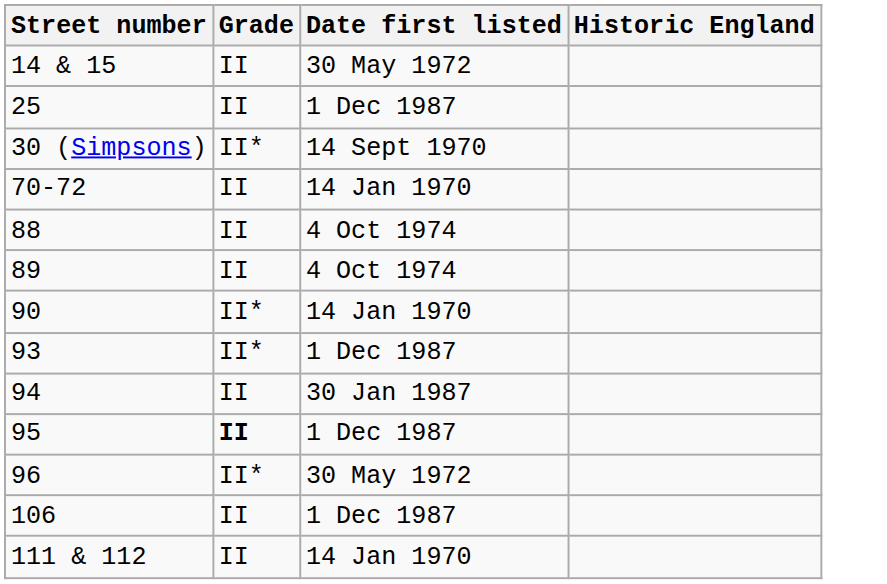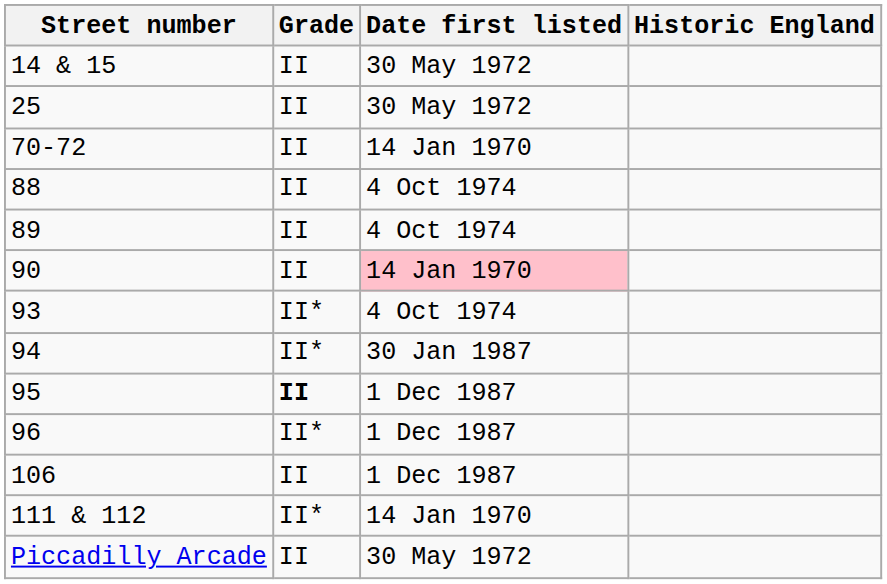(381, 107) 1 Dec 1987 -> (449, 107) 30 May 1972
- row: (109, 148)
(241, 312) II* -> (294, 271) II
(389, 312) no background -> (449, 271) pink background
(381, 353) 1 Dec 1987 -> (441, 312) 4 Oct 1974
(234, 393) II -> (301, 353) II*
(389, 475) 30 May 1972 -> (441, 434) 1 Dec 1987
(234, 557) II -> (301, 516) II*
+ row: (139, 557)
